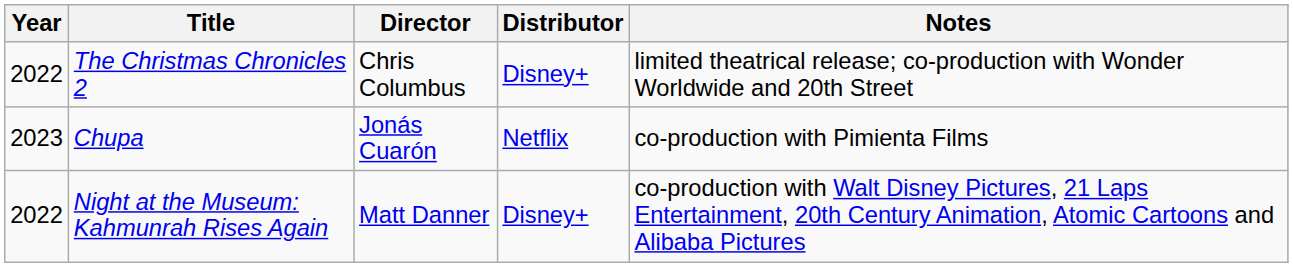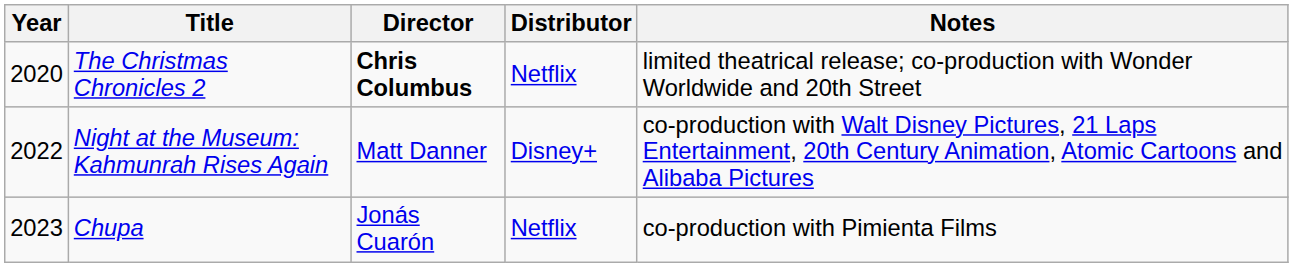(37, 74) 2022 -> (37, 74) 2020
(412, 74) normal -> (414, 74) bold
(546, 74) Disney+ -> (544, 74) Netflix
rows swapped: (201, 215) <-> (109, 138)
